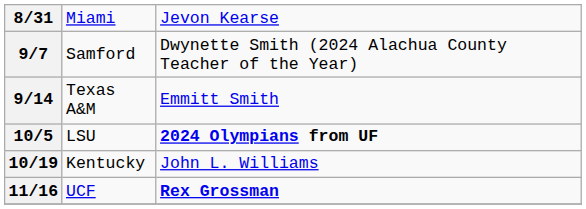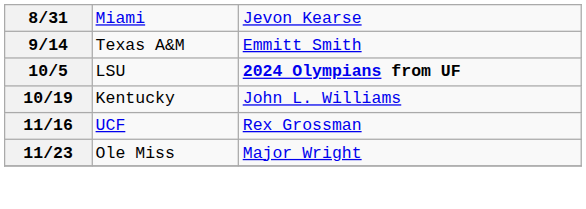- row: (33, 55)
(220, 191) bold -> (302, 126) normal
+ row: (48, 153)
